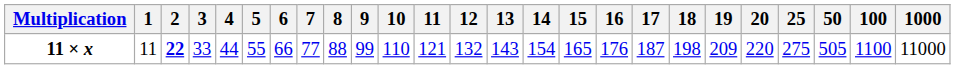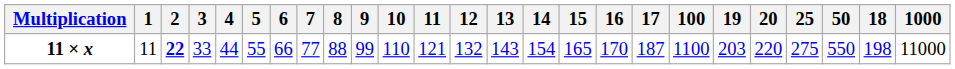columns swapped: (687, 19) <-> (873, 19)
(614, 48) 176 -> (614, 48) 170
(723, 48) 209 -> (732, 48) 203
(833, 48) 505 -> (841, 48) 550
